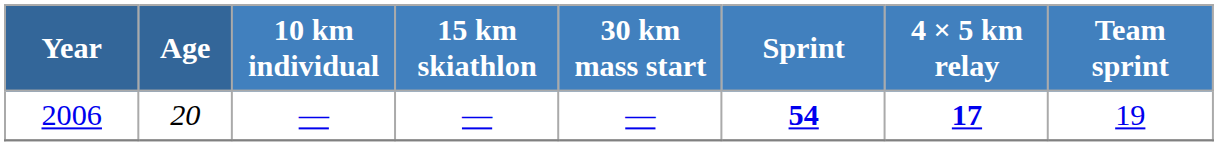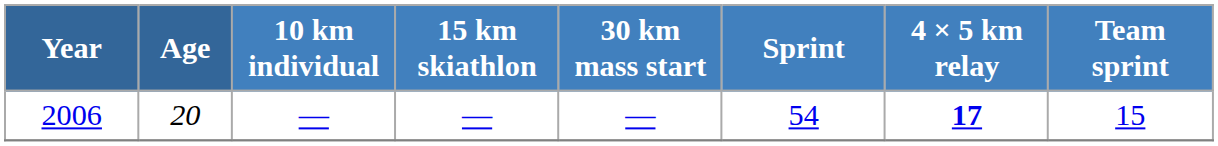(804, 115) bold -> (804, 115) normal
(1130, 115) 19 -> (1130, 115) 15
